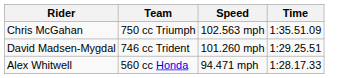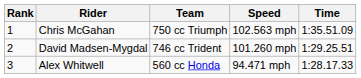+ column: (20, 13)
